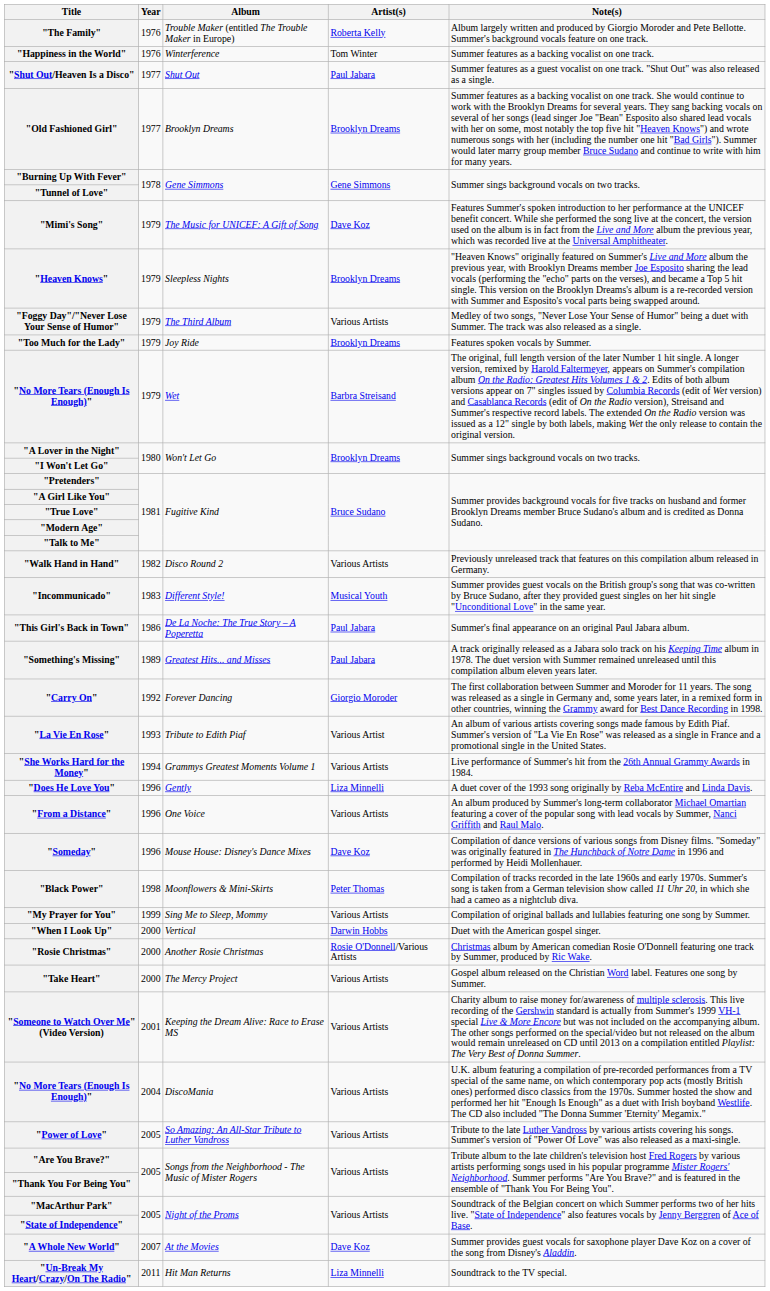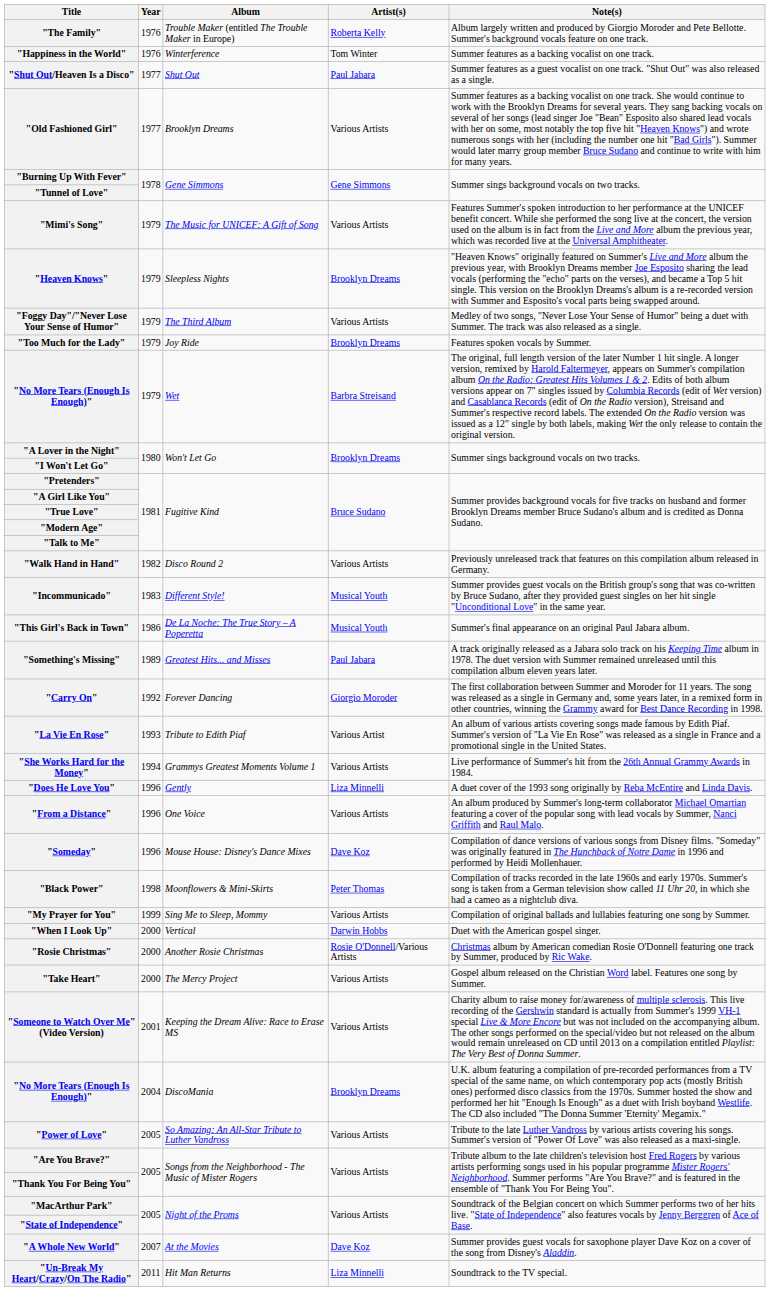(365, 129) Brooklyn Dreams -> (359, 129) Various Artists
(350, 224) Dave Koz -> (359, 224) Various Artists
(353, 628) Paul Jabara -> (359, 628) Musical Youth
(359, 1092) Various Artists -> (365, 1092) Brooklyn Dreams
